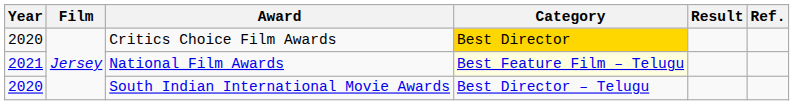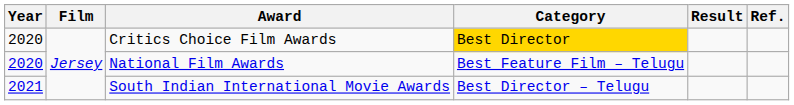(26, 64) 2021 -> (26, 64) 2020
(571, 64) lightyellow background -> (571, 64) no background
(26, 88) 2020 -> (26, 88) 2021
